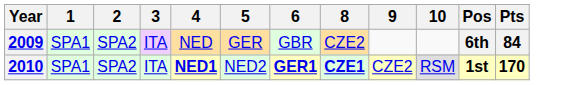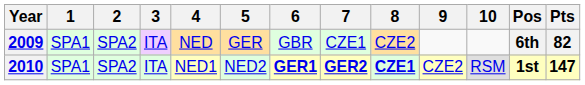+ column: (346, 17)
(512, 42) 84 -> (562, 42) 82
(196, 67) bold -> (196, 67) normal
(512, 67) 170 -> (562, 67) 147
